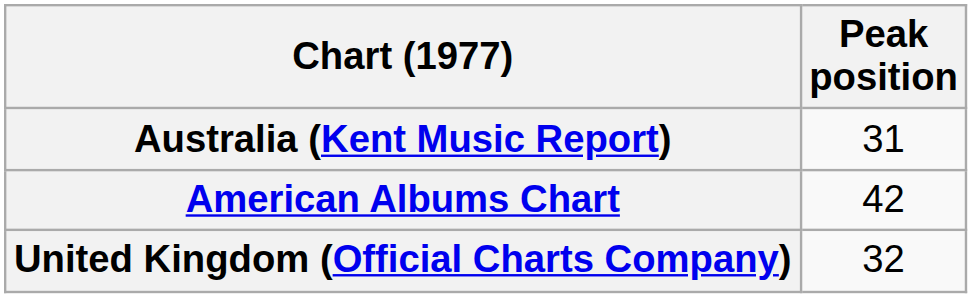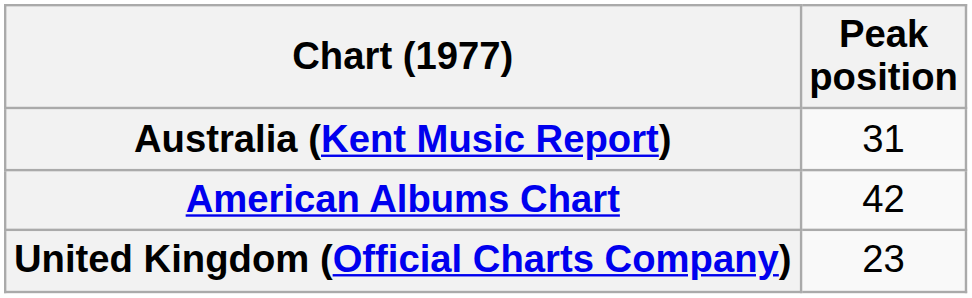(884, 259) 32 -> (884, 259) 23
